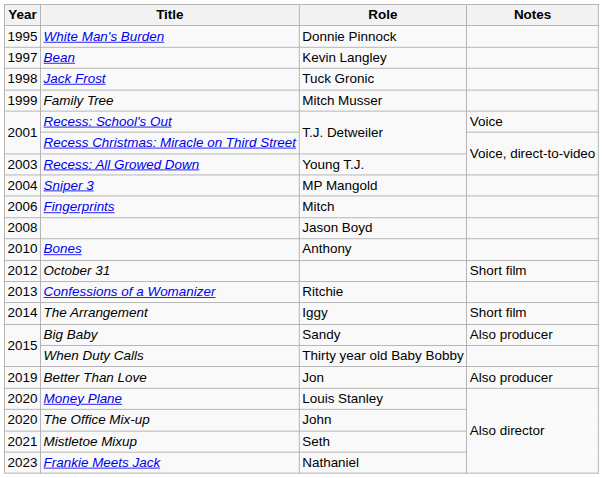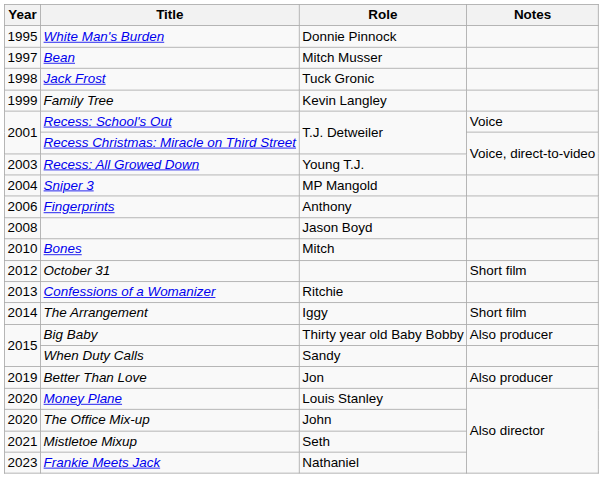(344, 57) Kevin Langley -> (342, 57) Mitch Musser
(342, 100) Mitch Musser -> (344, 100) Kevin Langley
(318, 206) Mitch -> (327, 206) Anthony
(327, 249) Anthony -> (318, 249) Mitch
(321, 334) Sandy -> (383, 334) Thirty year old Baby Bobby
(383, 356) Thirty year old Baby Bobby -> (321, 356) Sandy
